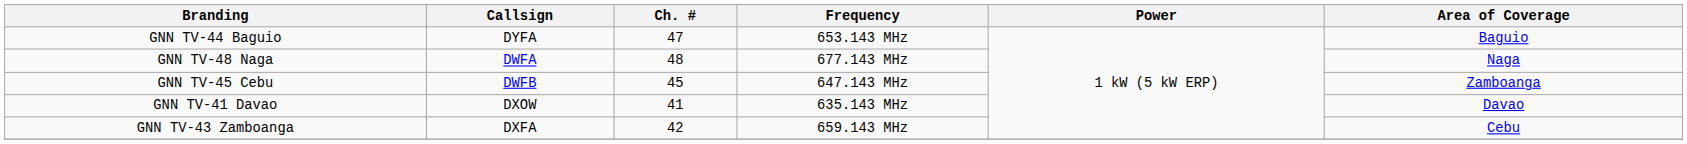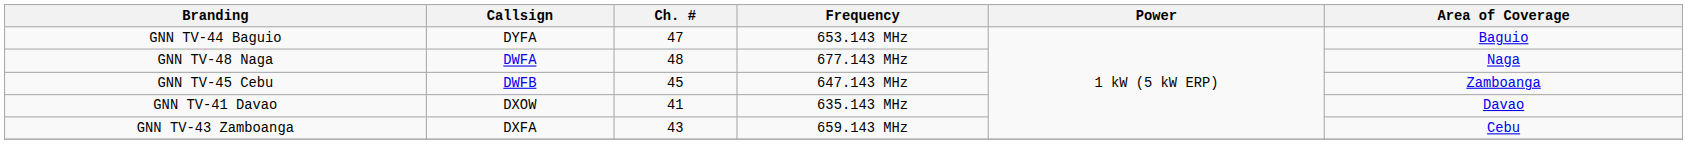(675, 128) 42 -> (675, 128) 43
